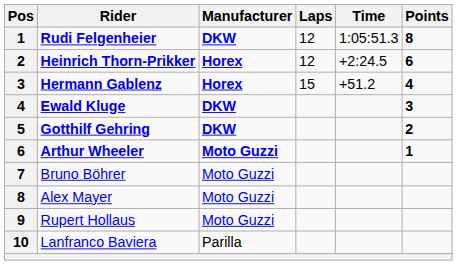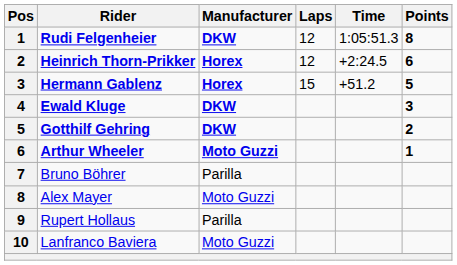(409, 84) 4 -> (409, 84) 5
(238, 174) Moto Guzzi -> (222, 174) Parilla
(238, 220) Moto Guzzi -> (222, 220) Parilla
(222, 242) Parilla -> (238, 242) Moto Guzzi
